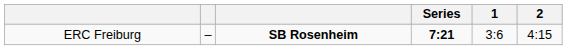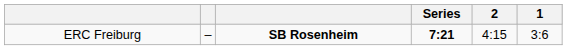columns swapped: (494, 14) <-> (540, 14)
